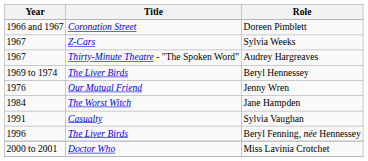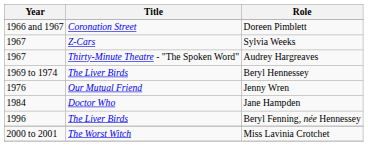(100, 103) The Worst Witch -> (92, 103) Doctor Who
- row: (274, 118)
(92, 149) Doctor Who -> (100, 133) The Worst Witch
